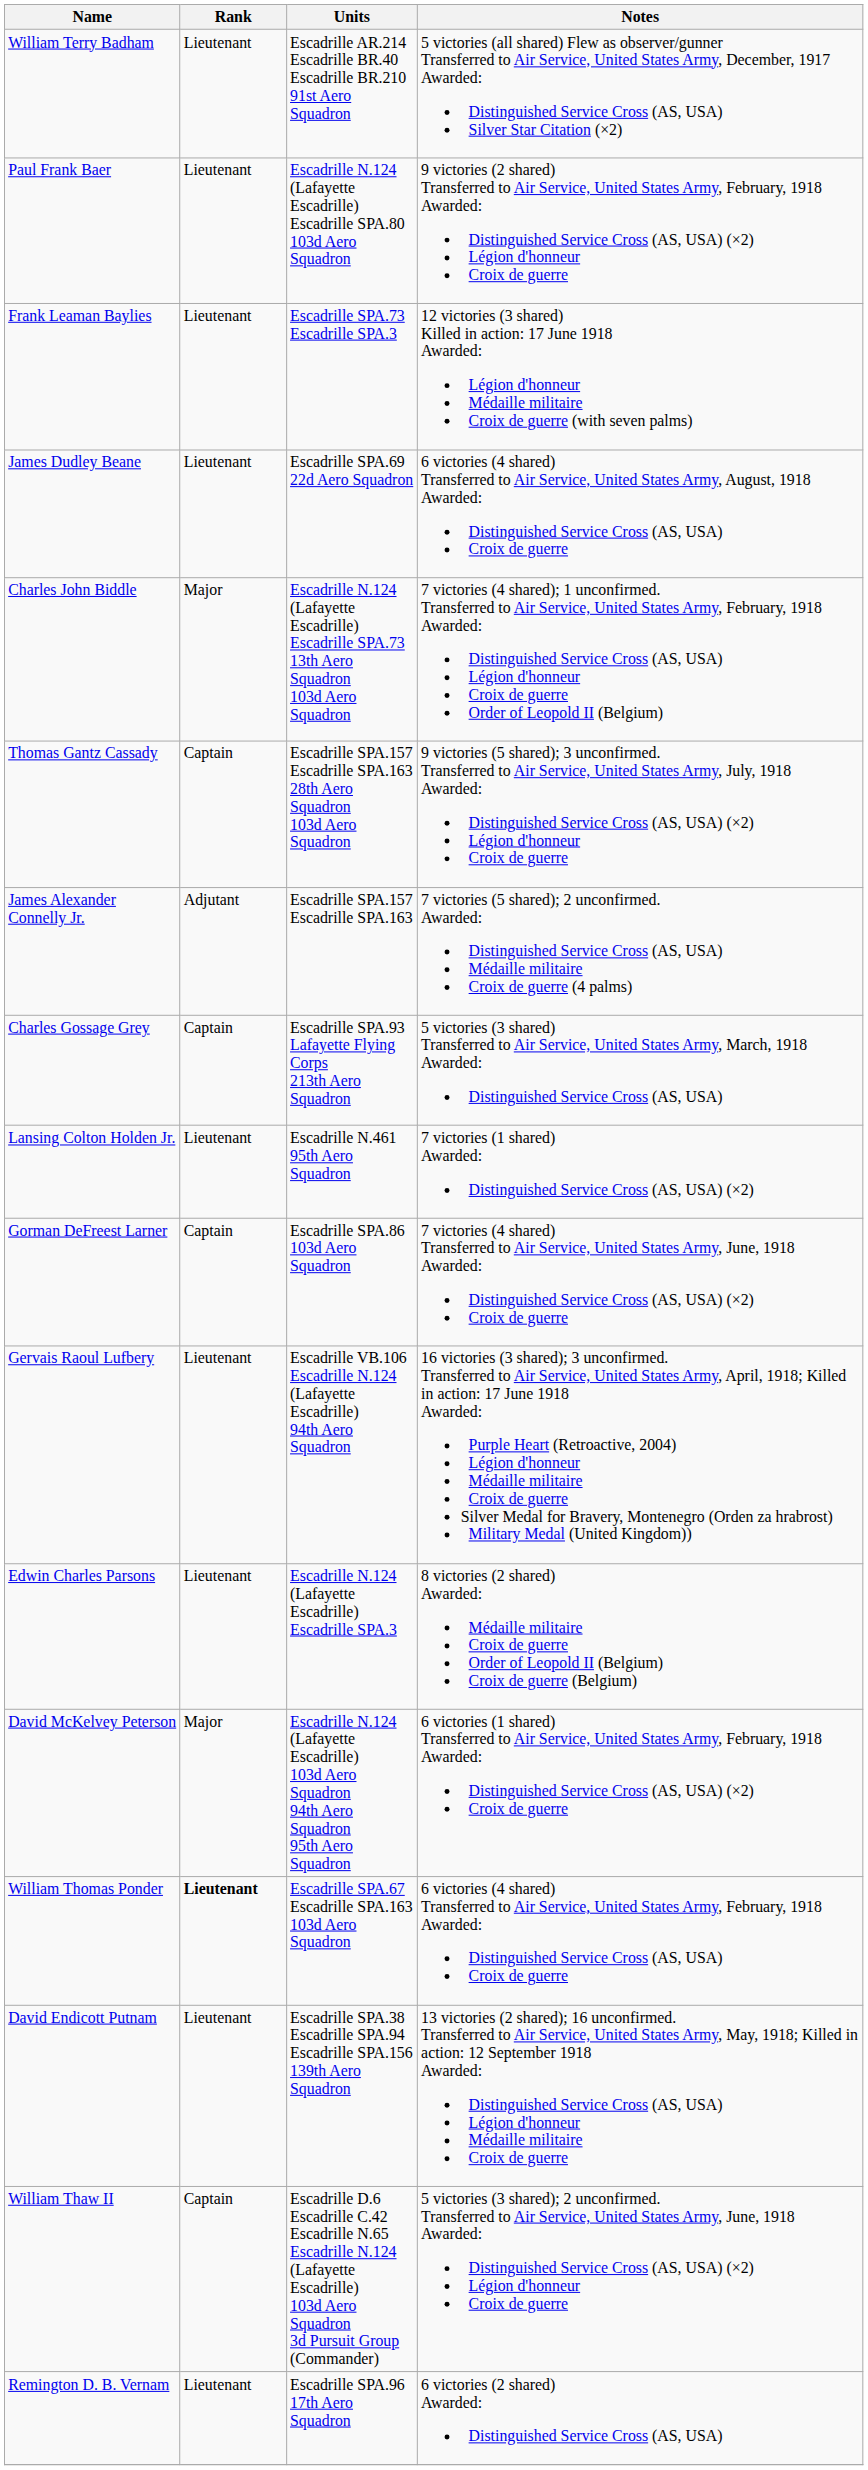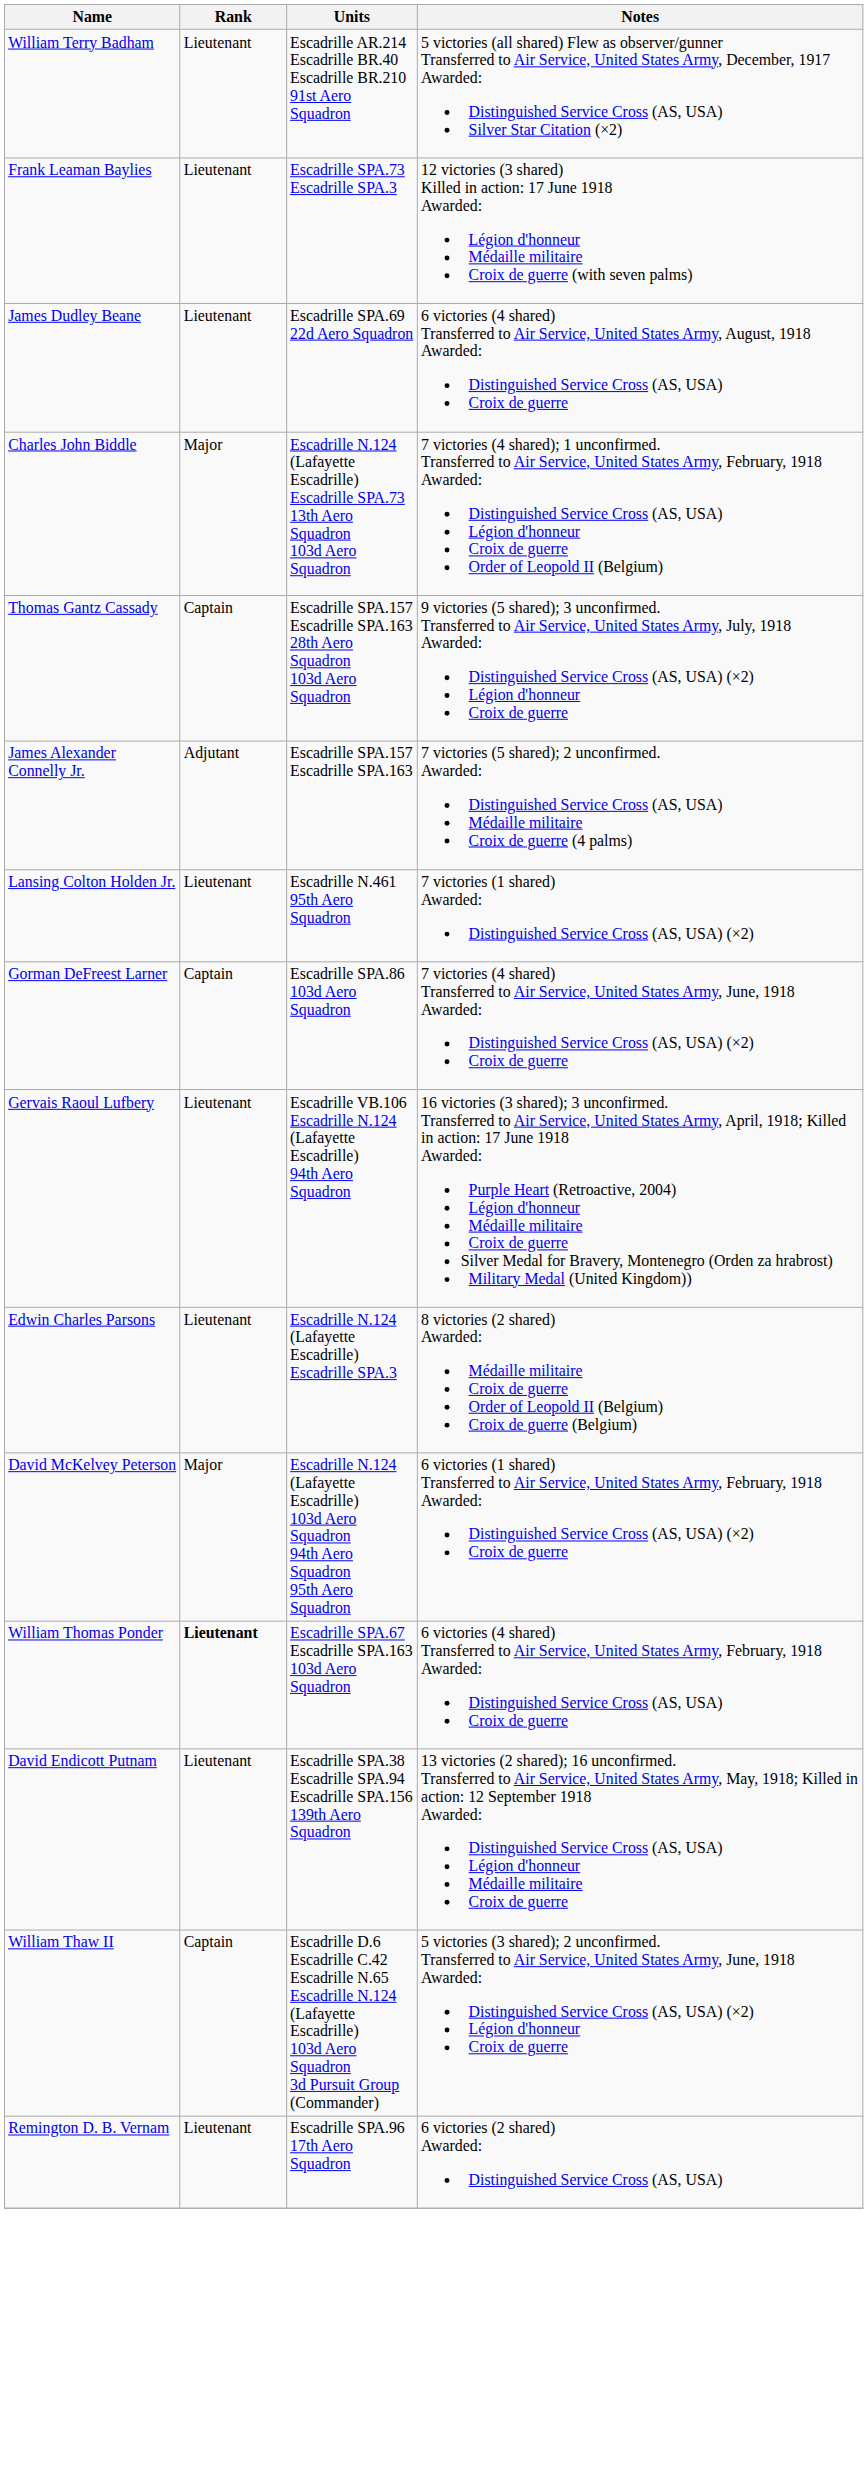- row: (60, 170)
- row: (79, 1027)
